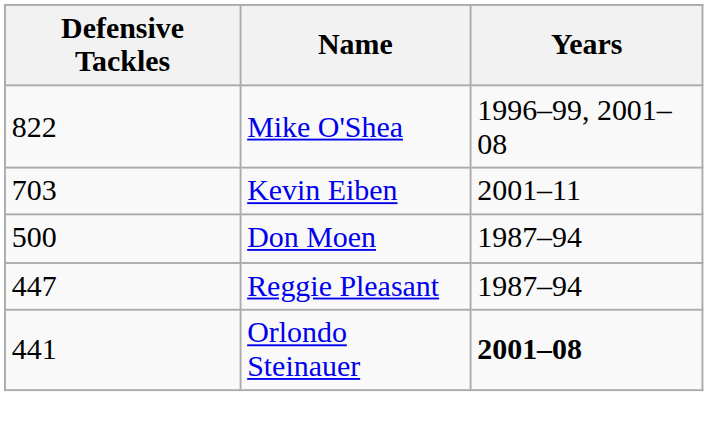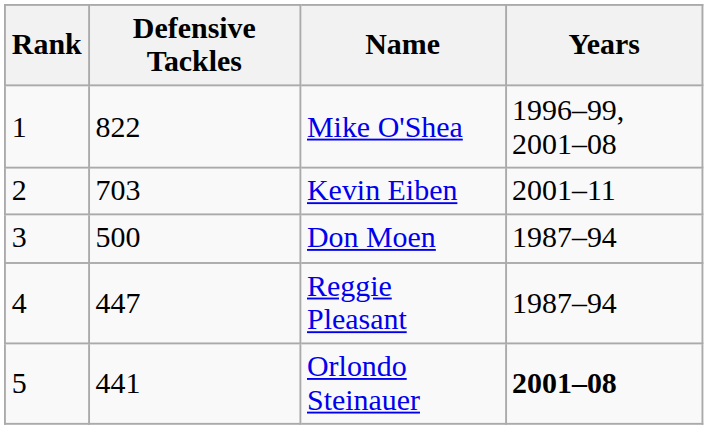+ column: (47, 45)
